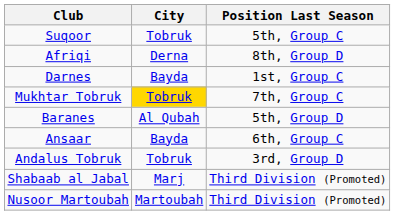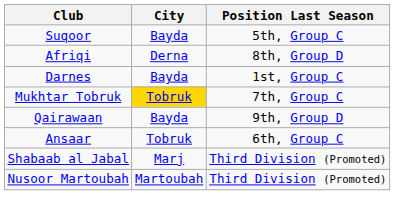(169, 35) Tobruk -> (169, 35) Bayda
- row: (68, 118)
+ row: (68, 118)
(169, 138) Bayda -> (169, 138) Tobruk
- row: (68, 159)
